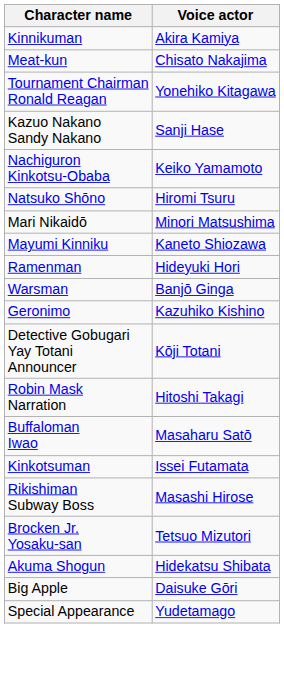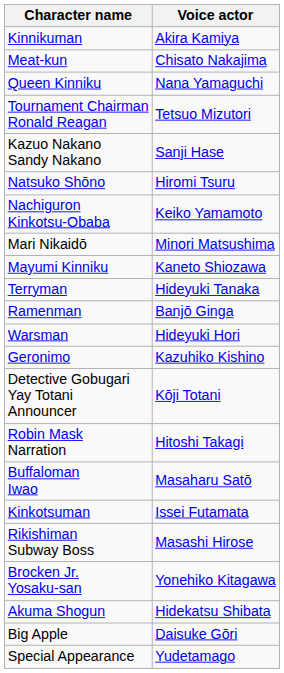+ row: (54, 83)
(215, 91) Yonehiko Kitagawa -> (203, 114) Tetsuo Mizutori
rows swapped: (59, 168) <-> (56, 199)
+ row: (37, 289)
(198, 267) Hideyuki Hori -> (194, 312) Banjō Ginga
(194, 289) Banjō Ginga -> (198, 334) Hideyuki Hori
(203, 535) Tetsuo Mizutori -> (215, 581) Yonehiko Kitagawa
